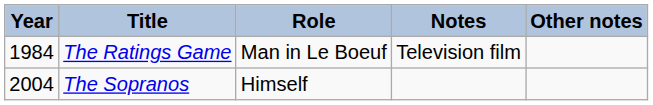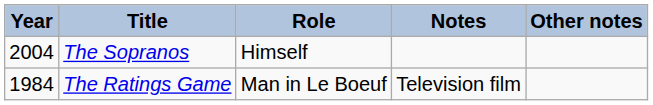rows swapped: (147, 52) <-> (126, 84)
